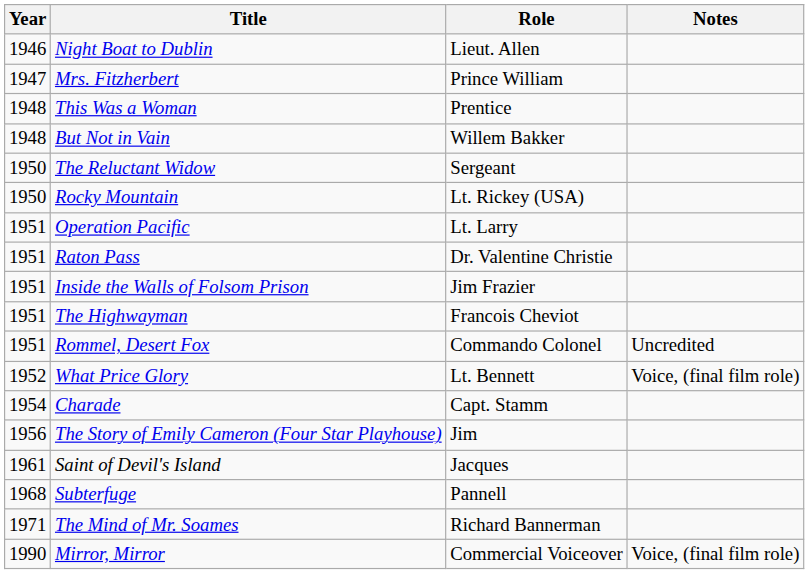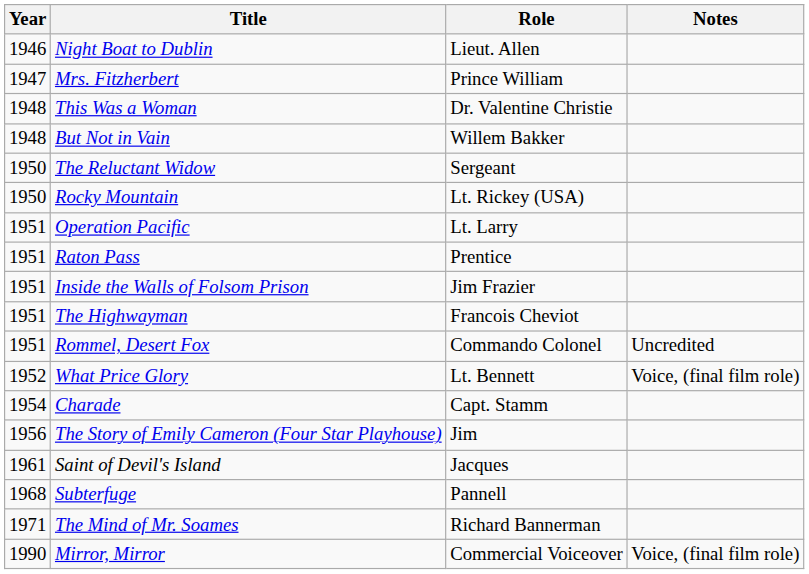(481, 108) Prentice -> (531, 108) Dr. Valentine Christie
(531, 256) Dr. Valentine Christie -> (481, 256) Prentice
